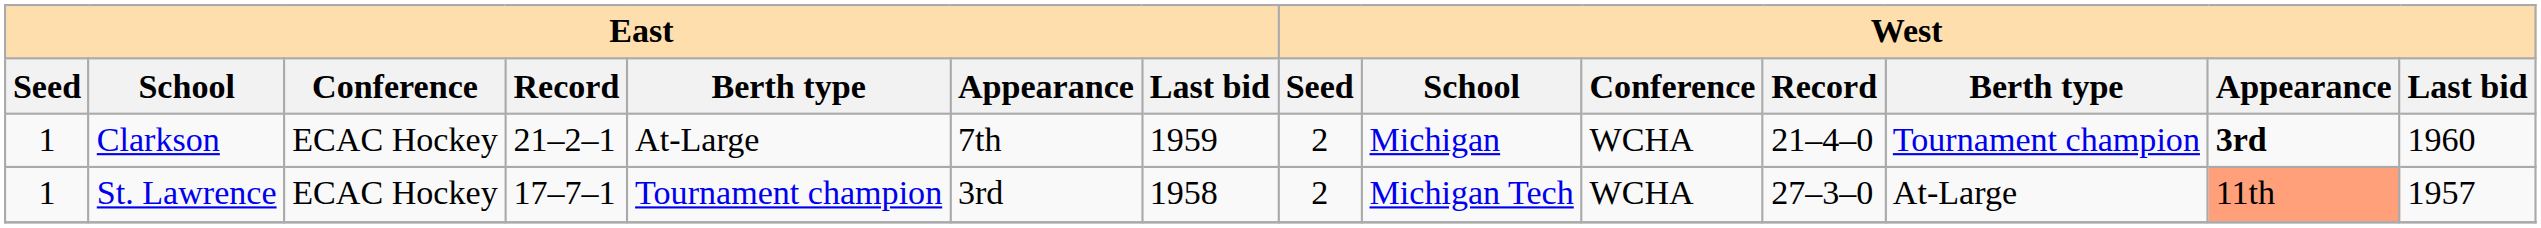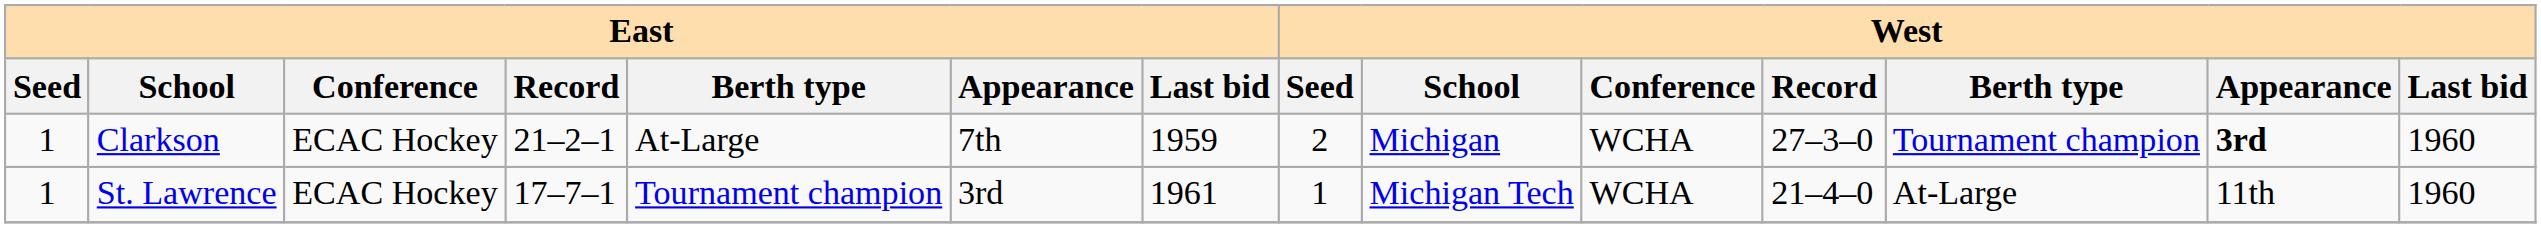(1822, 139) 21–4–0 -> (1822, 139) 27–3–0
(1184, 193) 1958 -> (1184, 193) 1961
(1320, 193) 2 -> (1320, 193) 1
(1822, 193) 27–3–0 -> (1822, 193) 21–4–0
(2245, 193) lightsalmon background -> (2245, 193) no background
(2441, 193) 1957 -> (2441, 193) 1960
